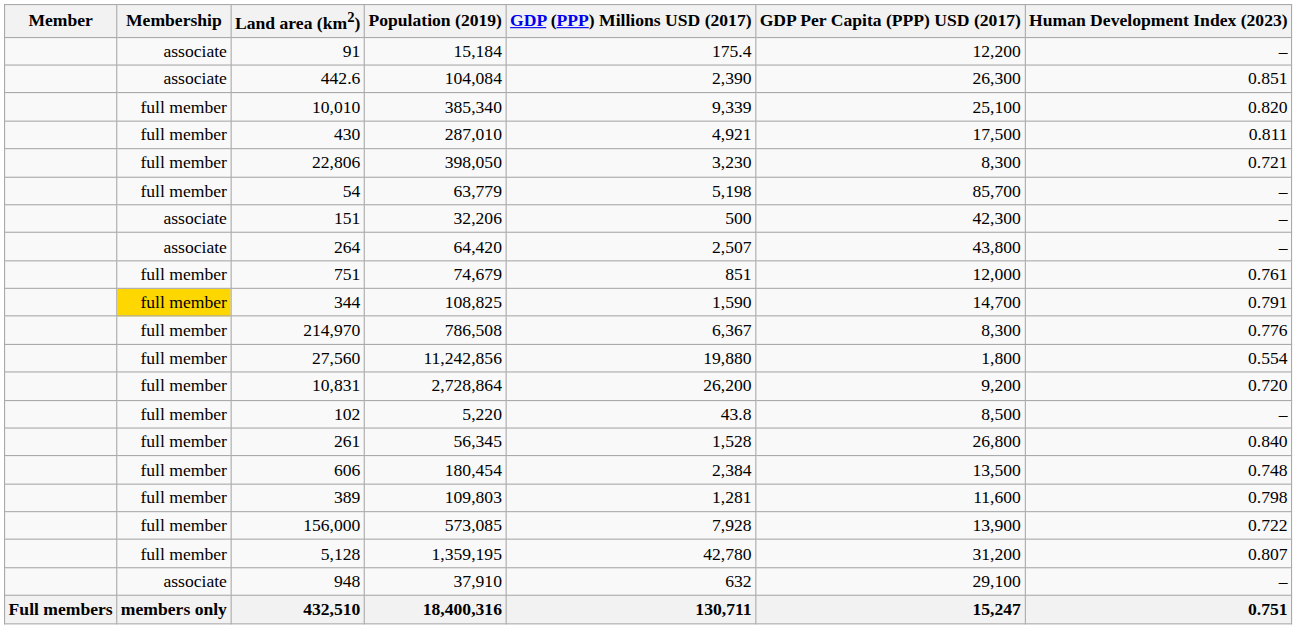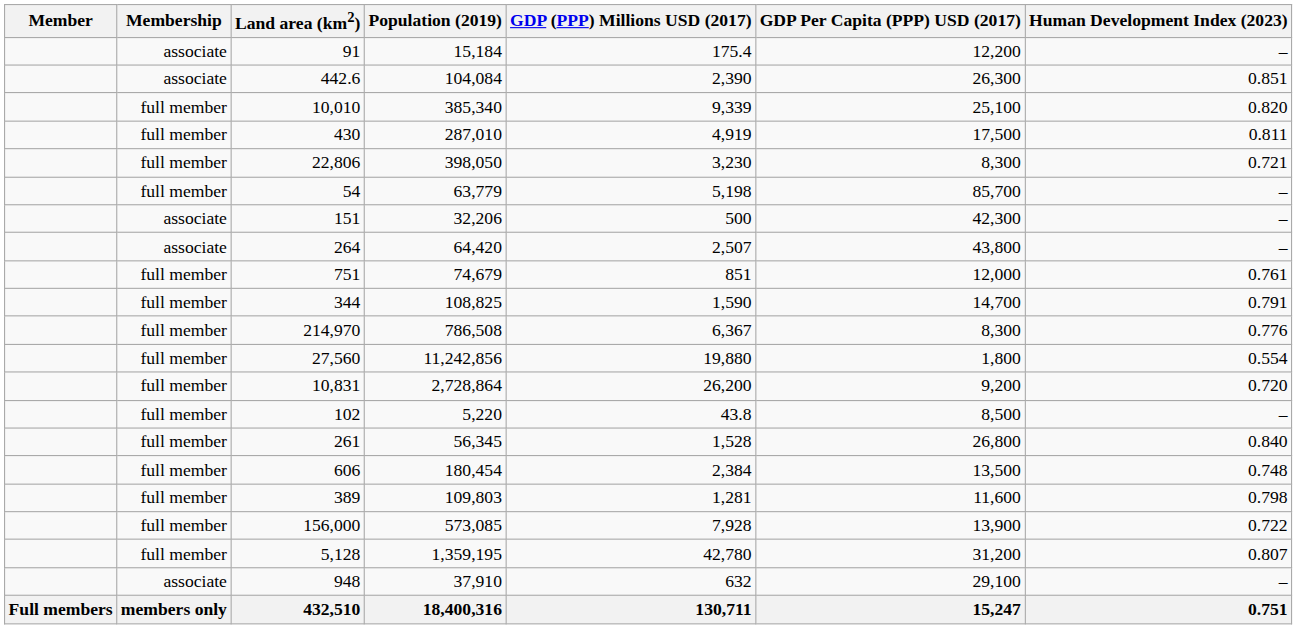(732, 134) 4,921 -> (732, 134) 4,919
(184, 302) gold background -> (184, 302) no background
